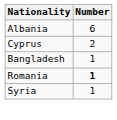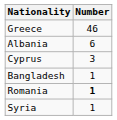+ row: (25, 28)
(92, 44) 2 -> (92, 60) 3
